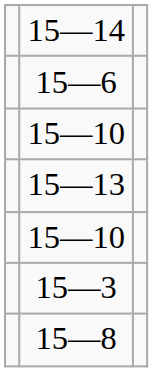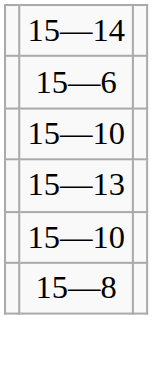- row: (13, 288)
